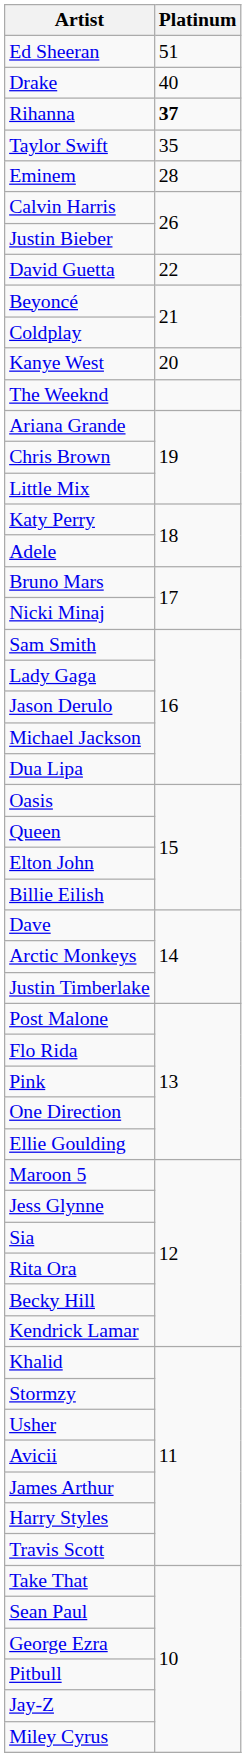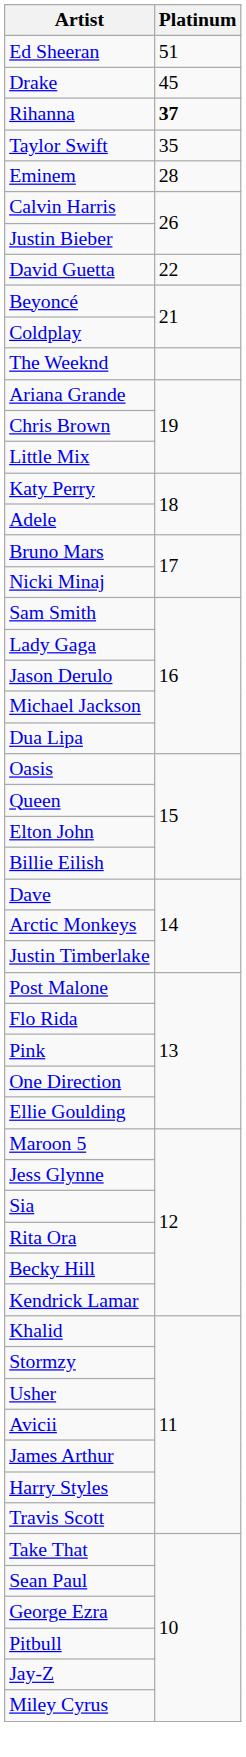(169, 82) 40 -> (169, 82) 45
- row: (57, 363)
